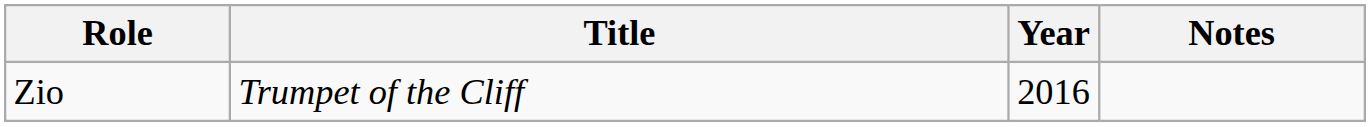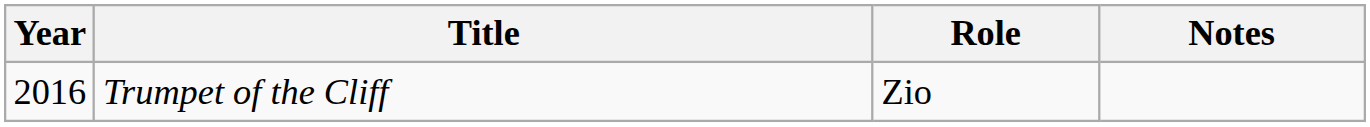columns swapped: (1054, 33) <-> (118, 33)
